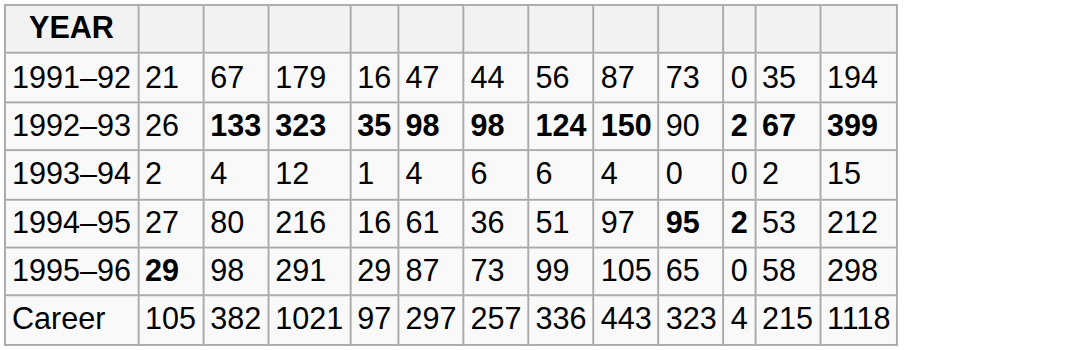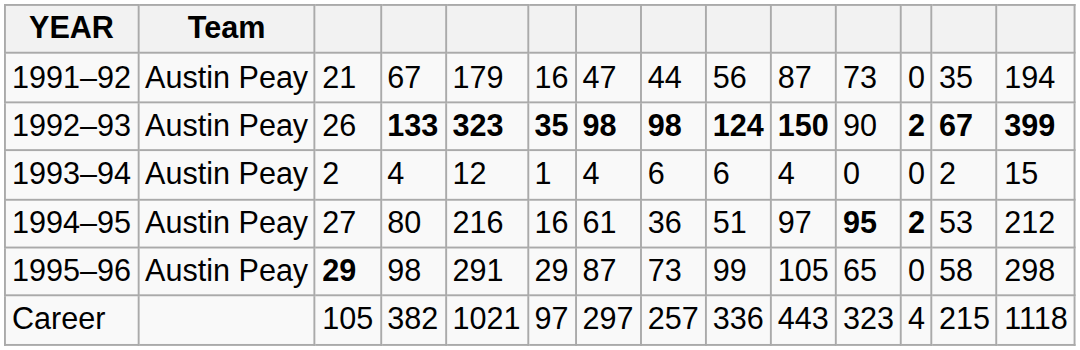+ column: (227, 28)
